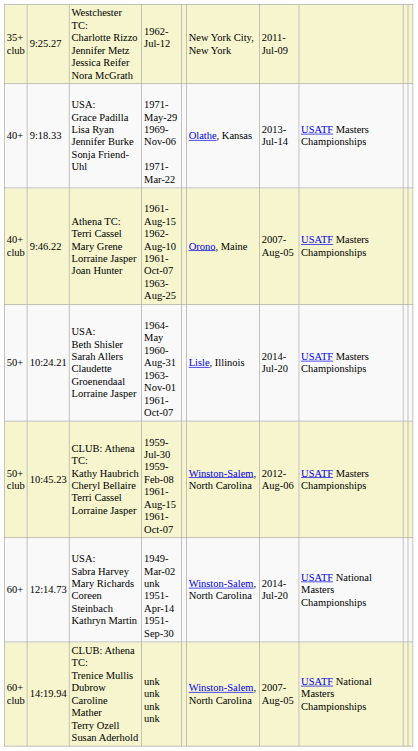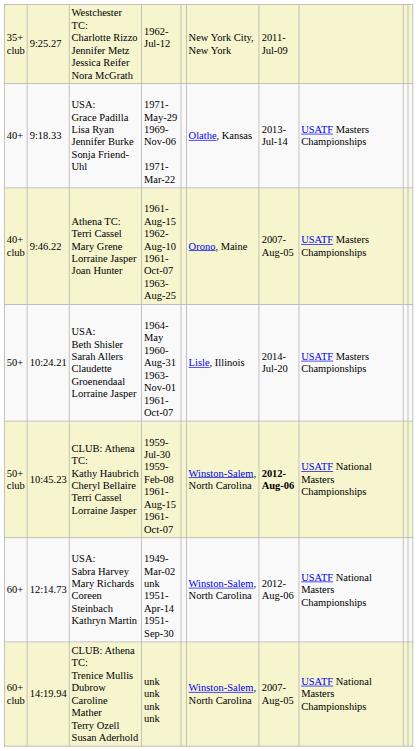(278, 479) normal -> (278, 479) bold
(335, 479) USATF Masters Championships -> (337, 479) USATF National Masters Championships
(275, 590) 2014-Jul-20 -> (278, 590) 2012-Aug-06
